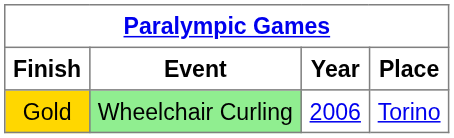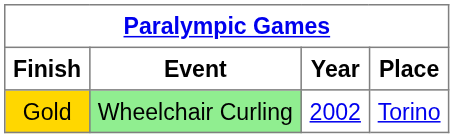(335, 111) 2006 -> (335, 111) 2002
